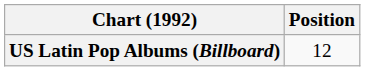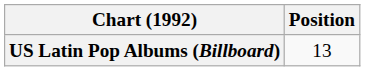(322, 50) 12 -> (322, 50) 13
